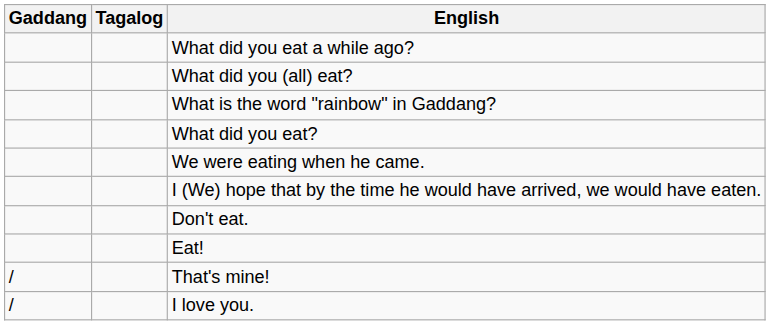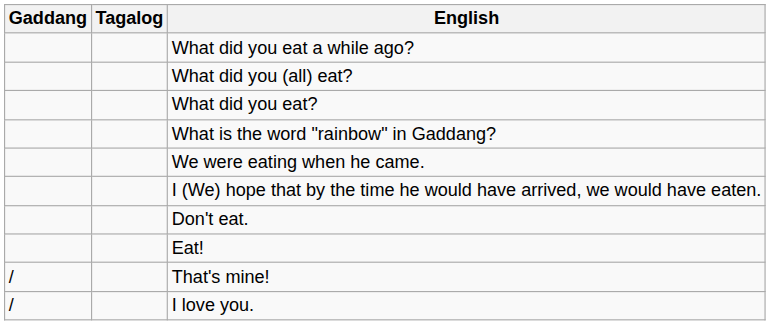rows swapped: (245, 133) <-> (334, 104)
